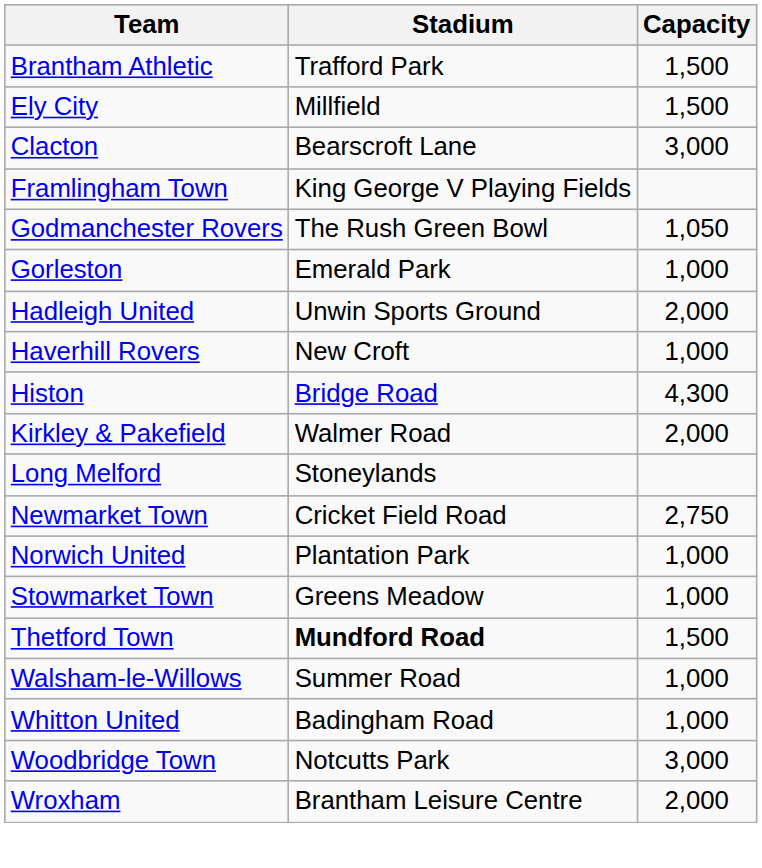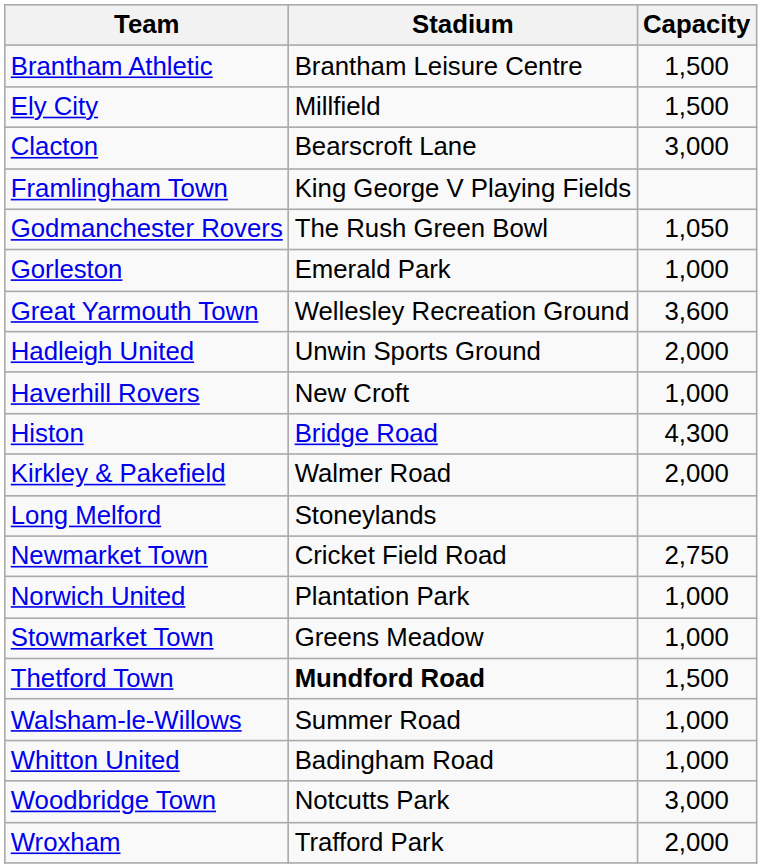(369, 65) Trafford Park -> (439, 65) Brantham Leisure Centre
+ row: (135, 310)
(439, 801) Brantham Leisure Centre -> (369, 842) Trafford Park
